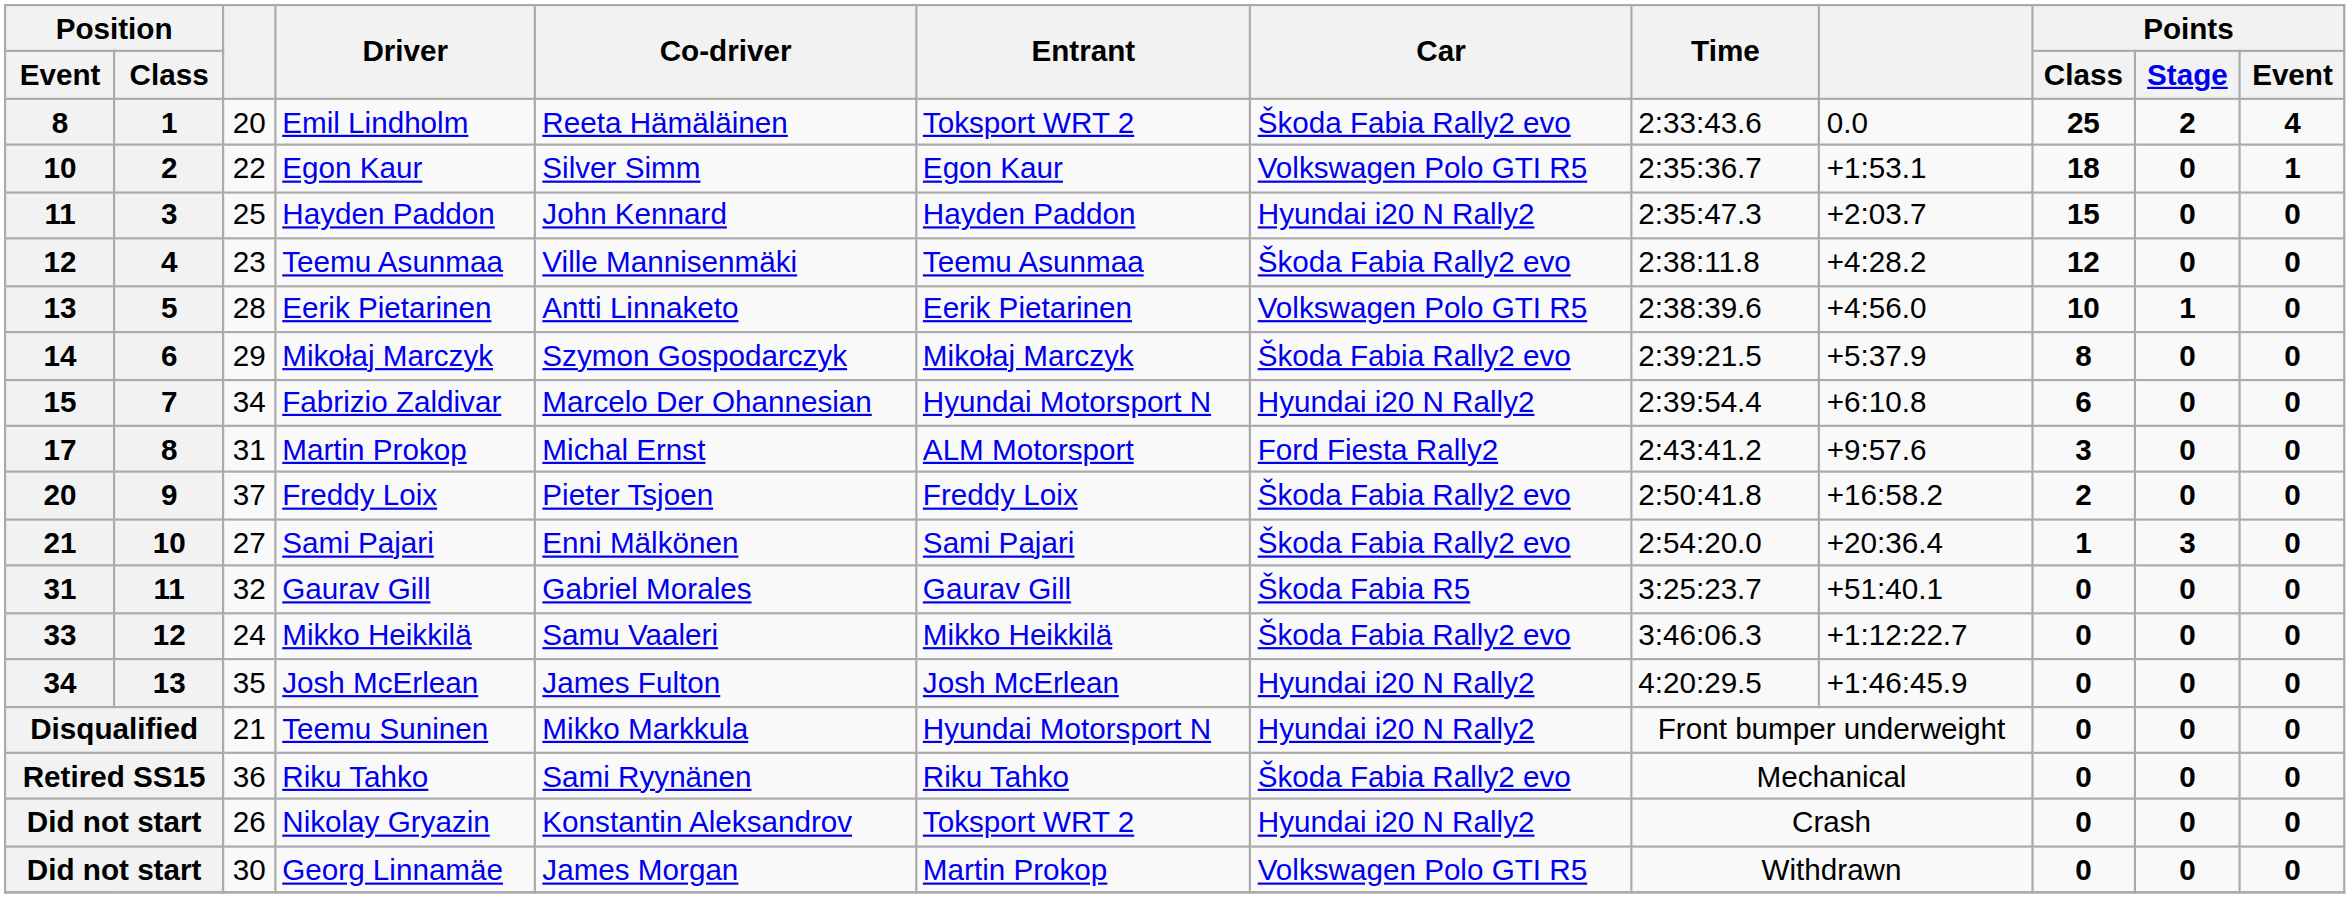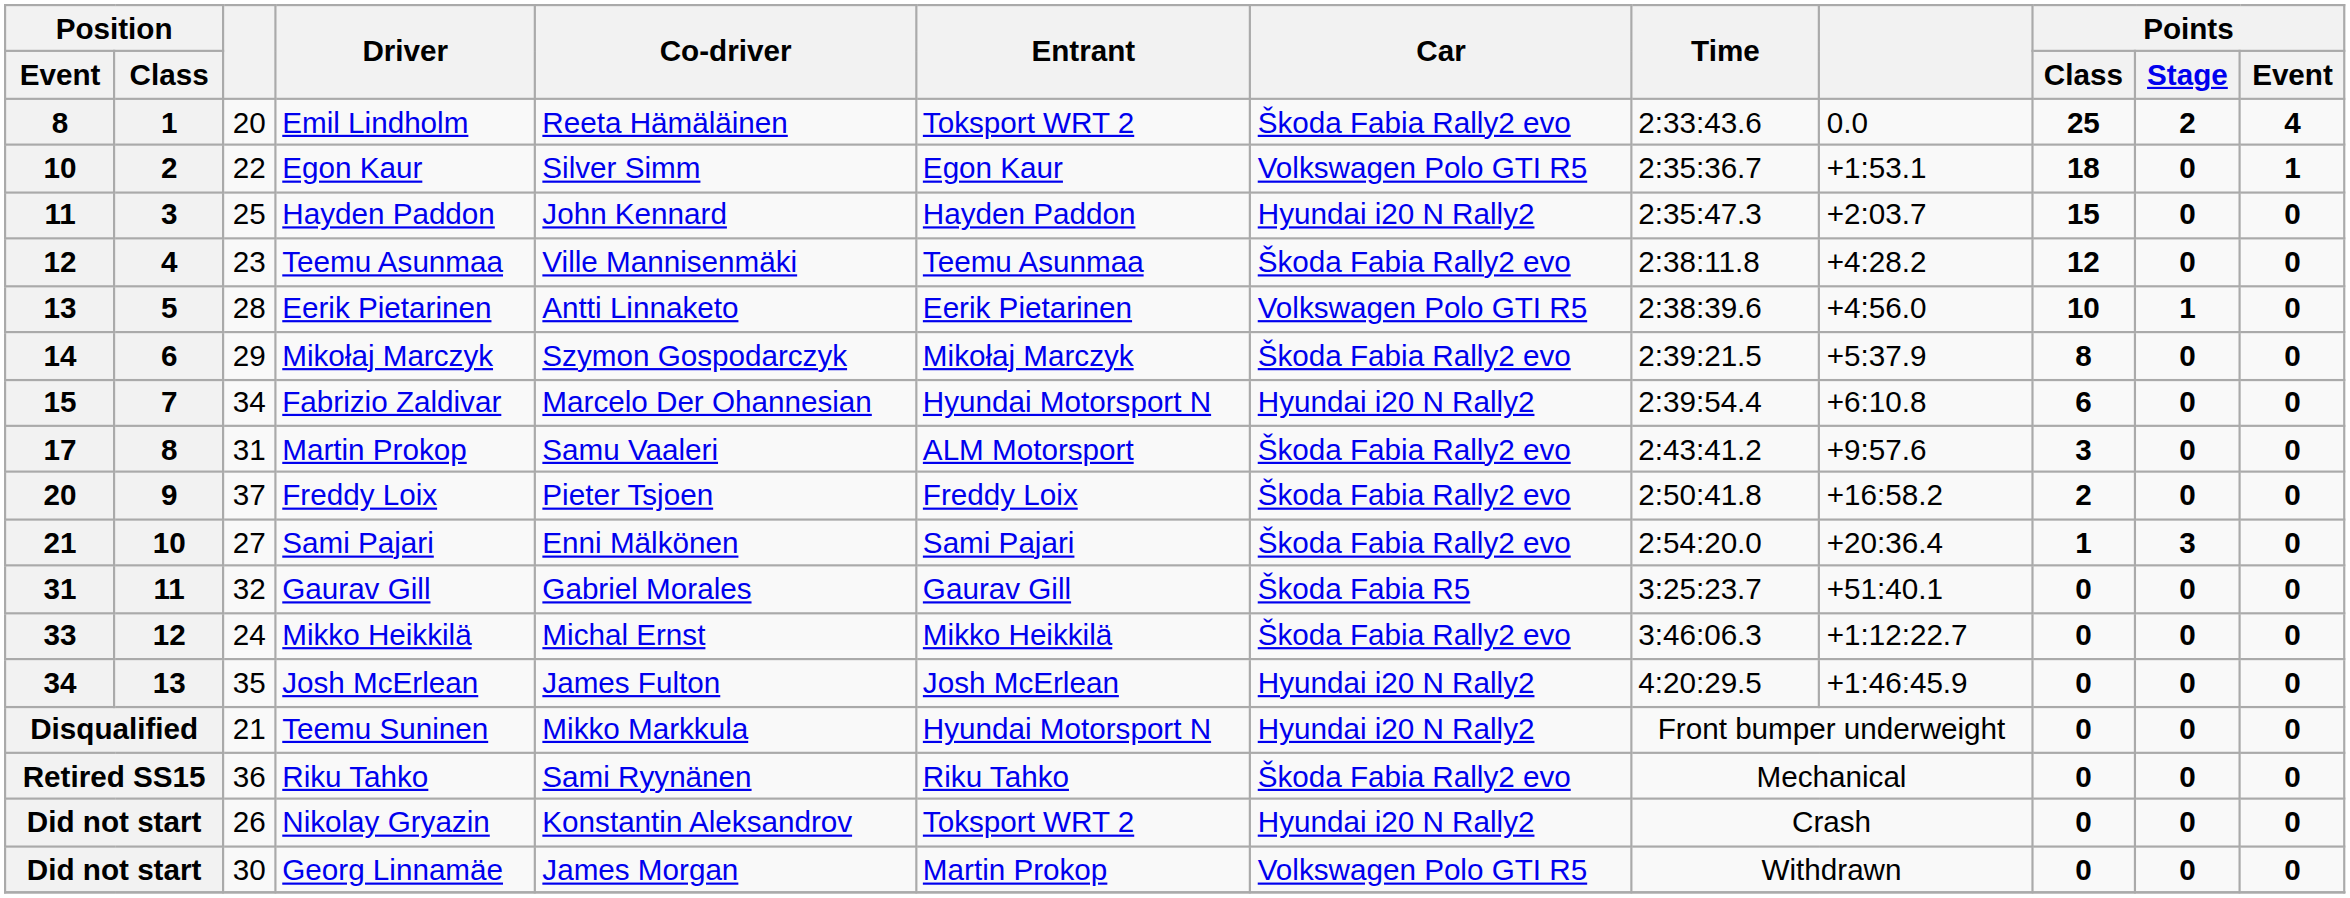(624, 449) Michal Ernst -> (630, 449) Samu Vaaleri
(1378, 449) Ford Fiesta Rally2 -> (1414, 449) Škoda Fabia Rally2 evo
(630, 636) Samu Vaaleri -> (624, 636) Michal Ernst
